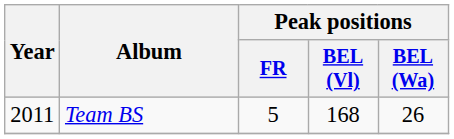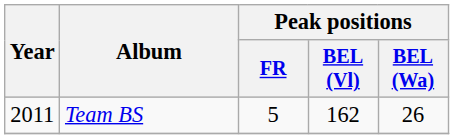(343, 114) 168 -> (343, 114) 162
